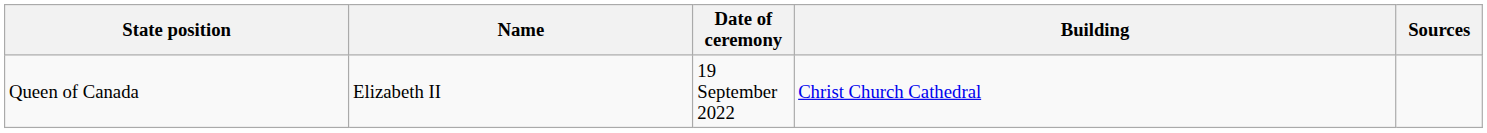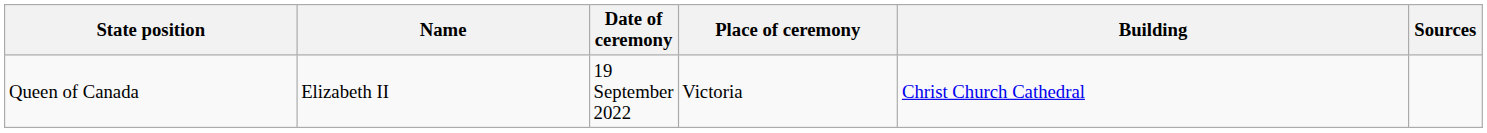+ column: (788, 29)
